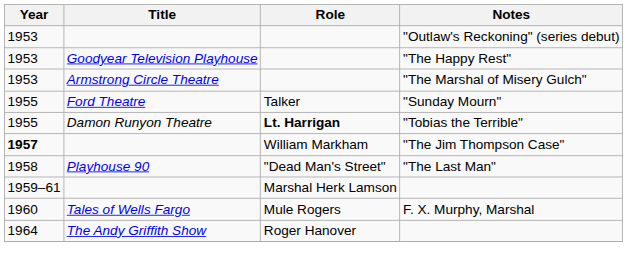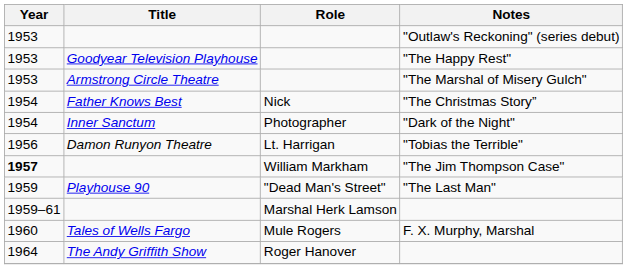+ row: (124, 101)
+ row: (111, 123)
- row: (106, 101)
(23, 123) 1955 -> (23, 144) 1956
(302, 123) bold -> (299, 144) normal
(23, 166) 1958 -> (23, 187) 1959
